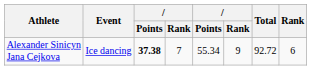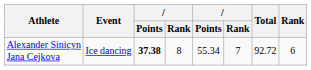(179, 51) 7 -> (179, 51) 8
(238, 51) 9 -> (238, 51) 7
